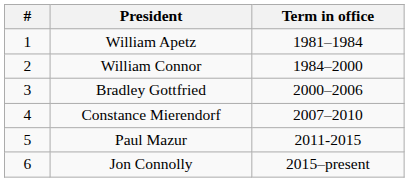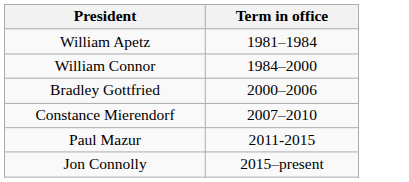- column: (27, 16)
